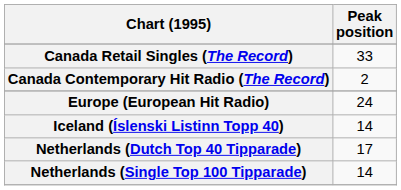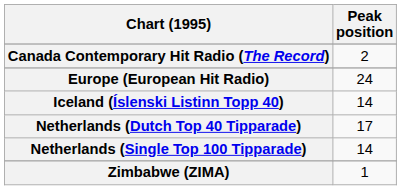- row: (169, 56)
+ row: (169, 172)
